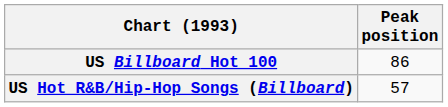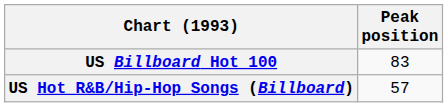(400, 62) 86 -> (400, 62) 83
